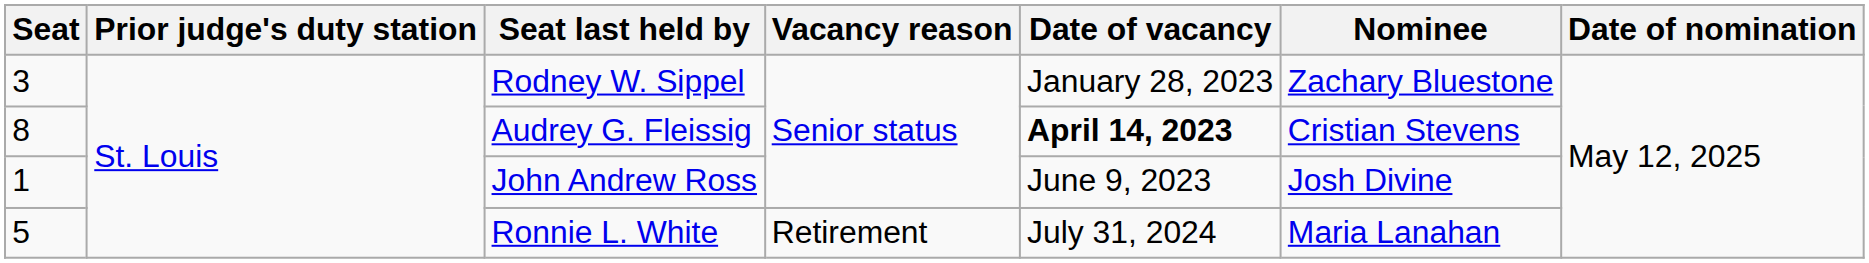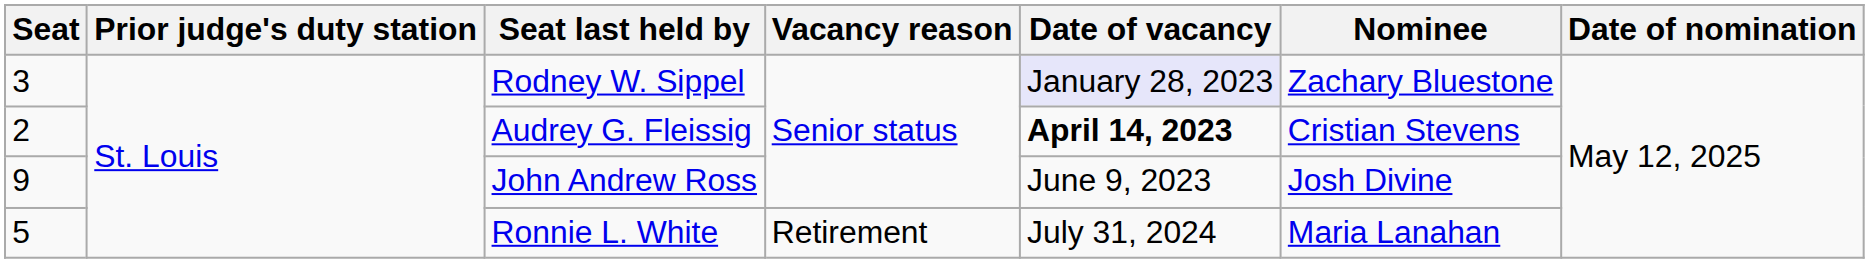(1150, 80) no background -> (1150, 80) lavender background
(21, 130) 8 -> (21, 130) 2
(21, 181) 1 -> (21, 181) 9
